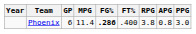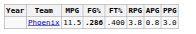- column: (68, 11)
(85, 23) 11.4 -> (72, 23) 11.5
